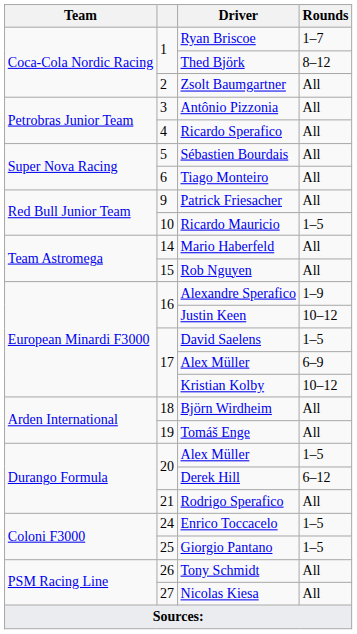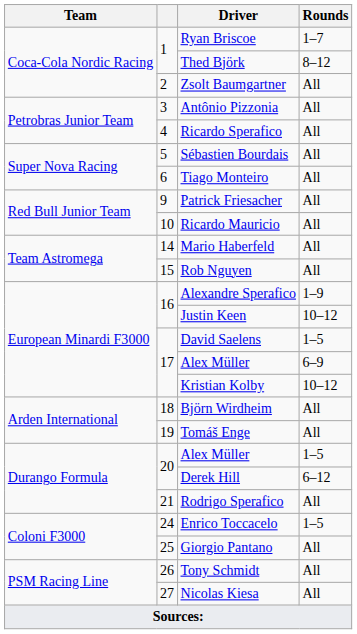(313, 223) 1–5 -> (312, 223) All
(313, 547) 1–5 -> (312, 547) All
